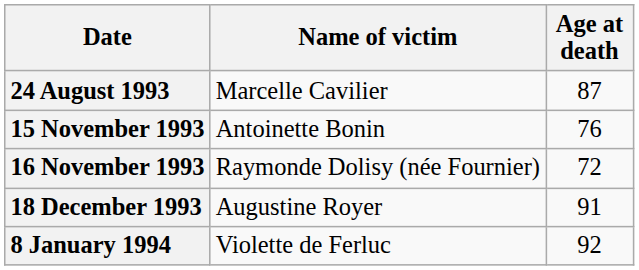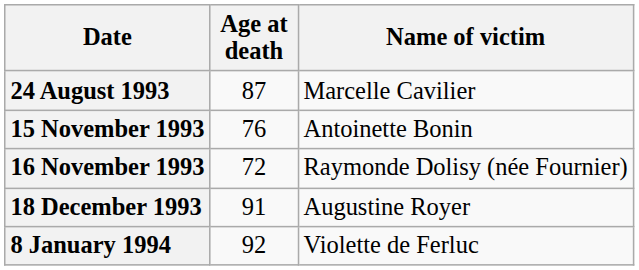columns swapped: (378, 37) <-> (589, 37)
